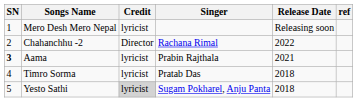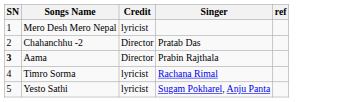- column: (304, 12)
(188, 43) Rachana Rimal -> (179, 43) Pratab Das
(135, 58) lyricist -> (137, 58) Director
(179, 74) Pratab Das -> (188, 74) Rachana Rimal
(135, 89) lightgrey background -> (135, 89) no background
